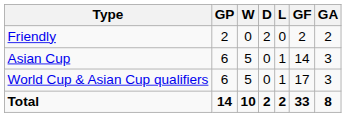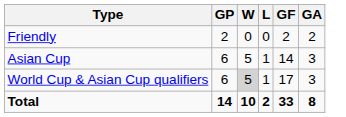- column: (267, 15)
(248, 79) no background -> (248, 79) lightgrey background
